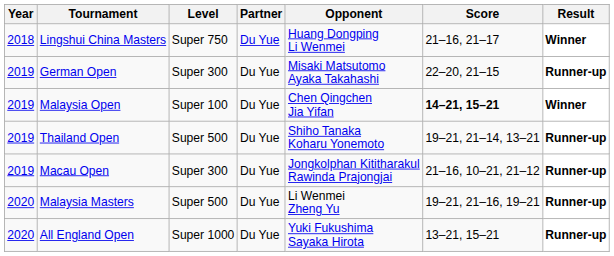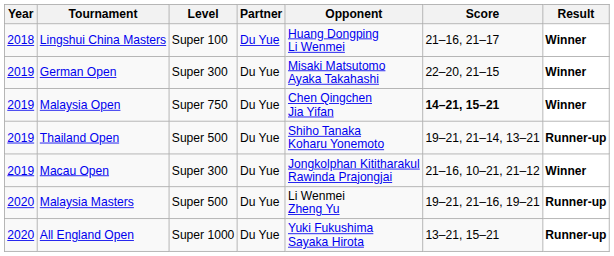(200, 40) Super 750 -> (200, 40) Super 100
(576, 73) Runner-up -> (566, 73) Winner
(200, 105) Super 100 -> (200, 105) Super 750
(576, 170) Runner-up -> (566, 170) Winner
